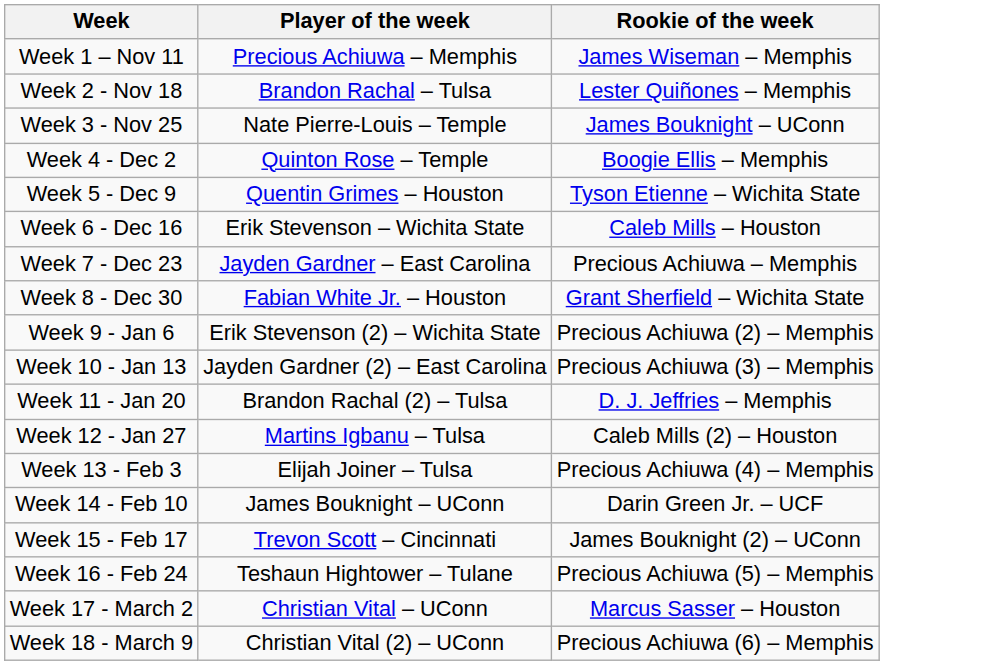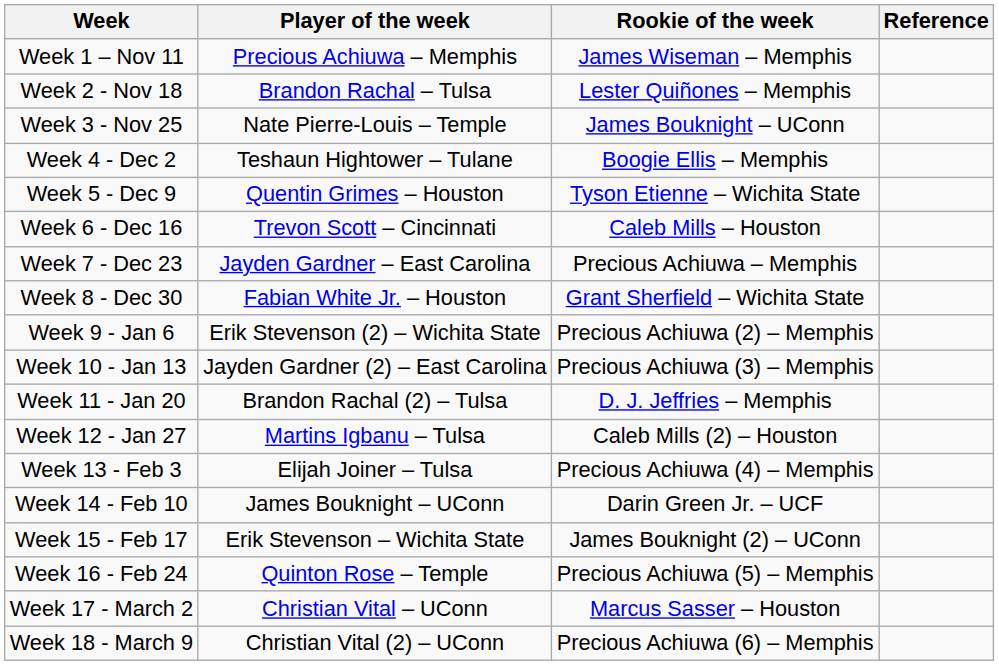+ column: (936, 21)
(375, 159) Quinton Rose – Temple -> (375, 159) Teshaun Hightower – Tulane
(375, 228) Erik Stevenson – Wichita State -> (375, 228) Trevon Scott – Cincinnati
(375, 539) Trevon Scott – Cincinnati -> (375, 539) Erik Stevenson – Wichita State
(375, 573) Teshaun Hightower – Tulane -> (375, 573) Quinton Rose – Temple
